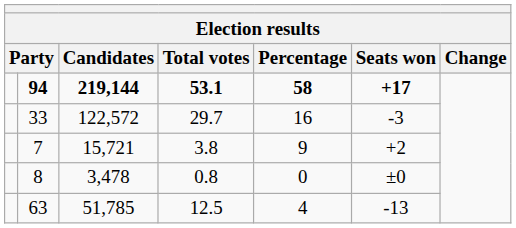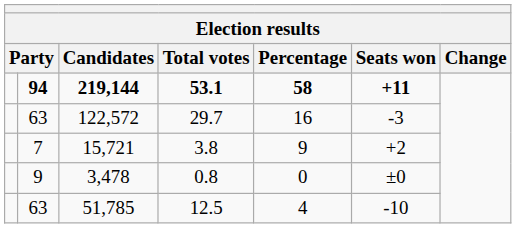(396, 88) +17 -> (396, 88) +11
(38, 118) 33 -> (38, 118) 63
(38, 177) 8 -> (38, 177) 9
(396, 207) -13 -> (396, 207) -10
